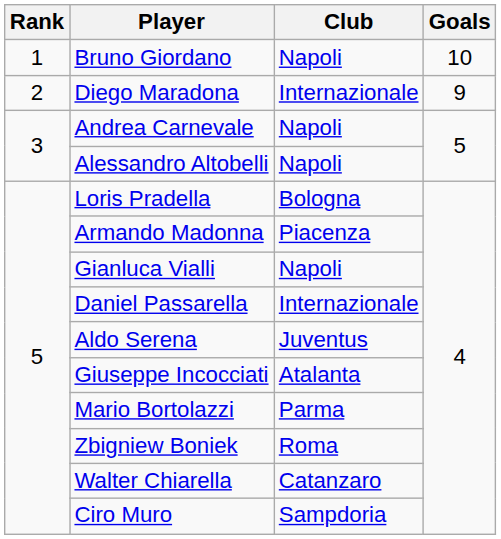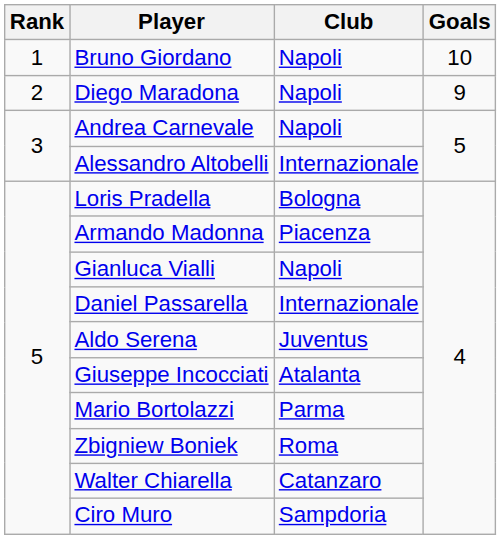(349, 92) Internazionale -> (310, 92) Napoli
(310, 163) Napoli -> (349, 163) Internazionale
